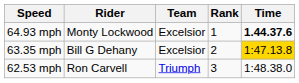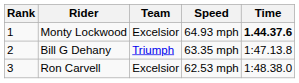columns swapped: (225, 13) <-> (34, 13)
(182, 50) Excelsior -> (153, 50) Triumph
(268, 50) gold background -> (268, 50) no background
(179, 68) Triumph -> (156, 68) Excelsior
